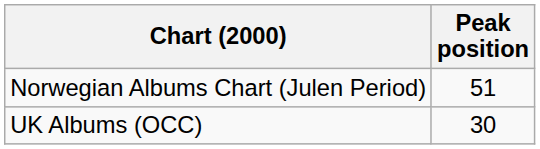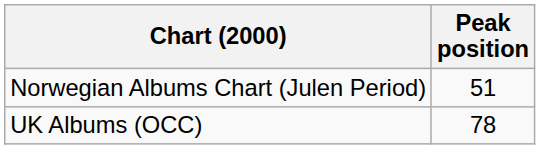(483, 125) 30 -> (483, 125) 78
